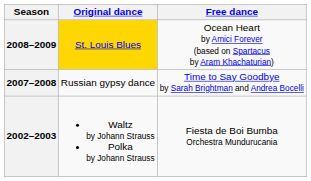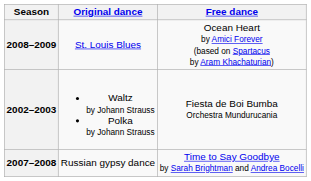(108, 44) gold background -> (108, 44) no background
rows swapped: (31, 82) <-> (31, 136)
